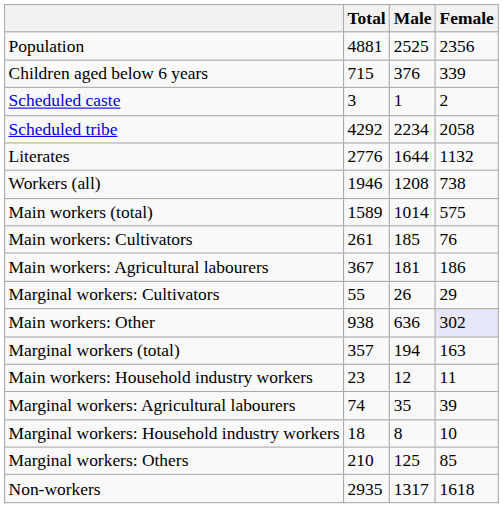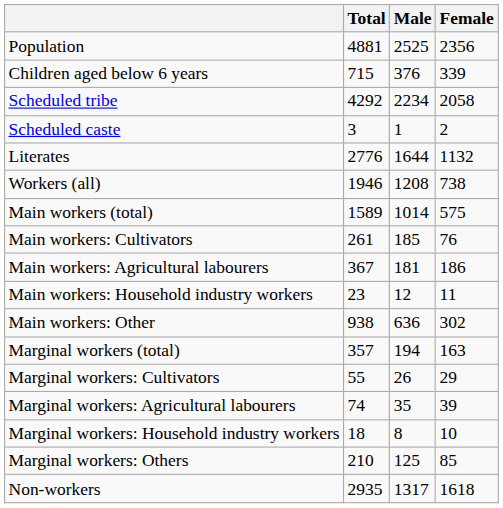rows swapped: (64, 101) <-> (63, 128)
rows swapped: (161, 377) <-> (114, 294)
(453, 322) lavender background -> (453, 322) no background
